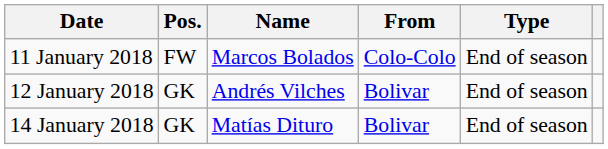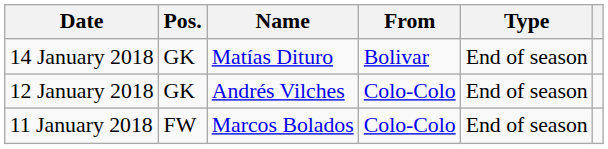rows swapped: (81, 56) <-> (82, 125)
(396, 90) Bolivar -> (410, 90) Colo-Colo
